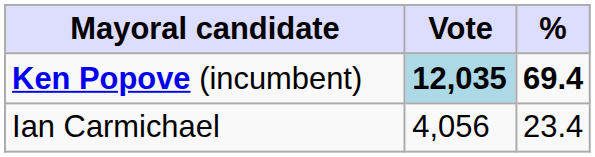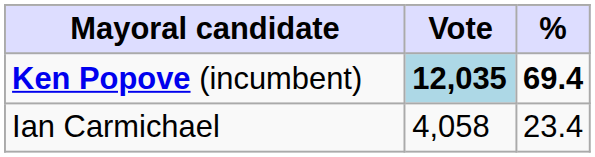(451, 126) 4,056 -> (451, 126) 4,058
